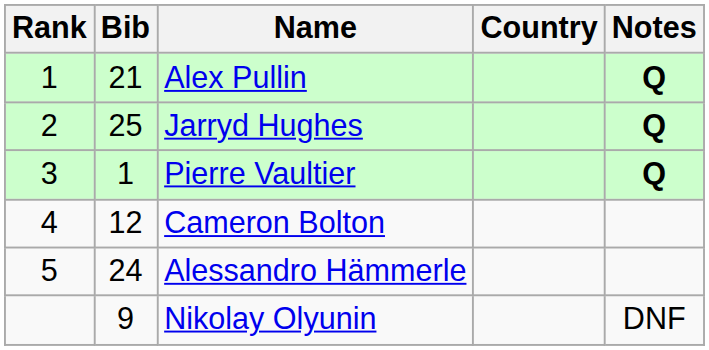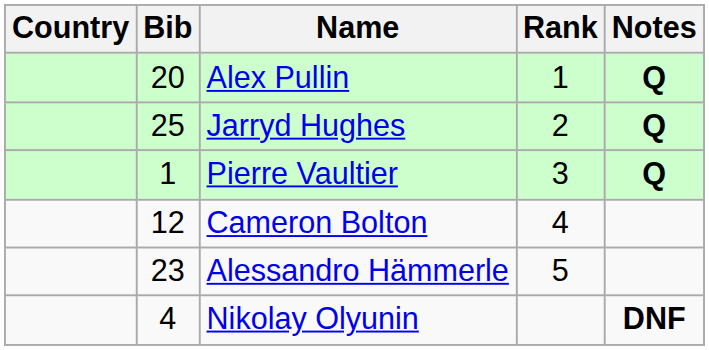columns swapped: (49, 28) <-> (539, 28)
(125, 77) 21 -> (168, 77) 20
(125, 271) 24 -> (168, 271) 23
(125, 319) 9 -> (168, 319) 4
(654, 319) normal -> (654, 319) bold
